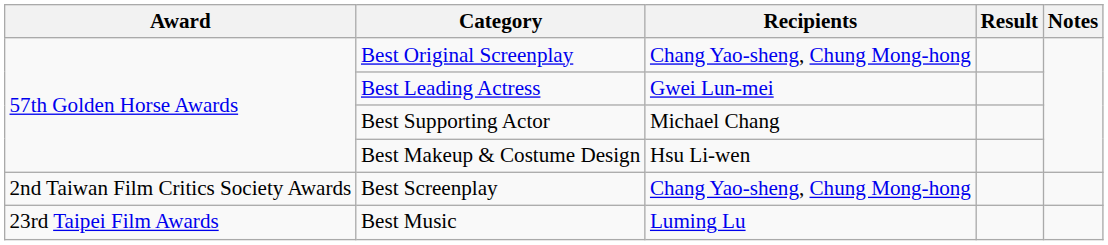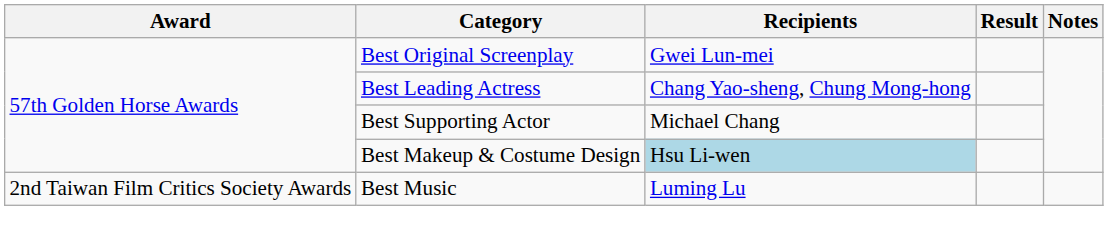(810, 54) Chang Yao-sheng, Chung Mong-hong -> (712, 54) Gwei Lun-mei
(712, 88) Gwei Lun-mei -> (810, 88) Chang Yao-sheng, Chung Mong-hong
(700, 155) no background -> (700, 155) lightblue background
- row: (429, 188)
(114, 222) 23rd Taipei Film Awards -> (180, 188) 2nd Taiwan Film Critics Society Awards
